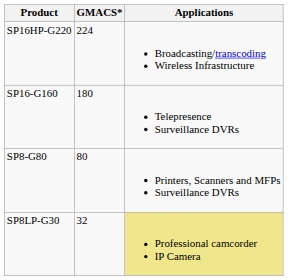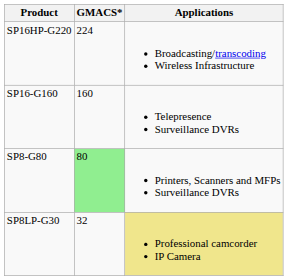(85, 93) 180 -> (85, 93) 160
(82, 157) no background -> (82, 157) lightgreen background
